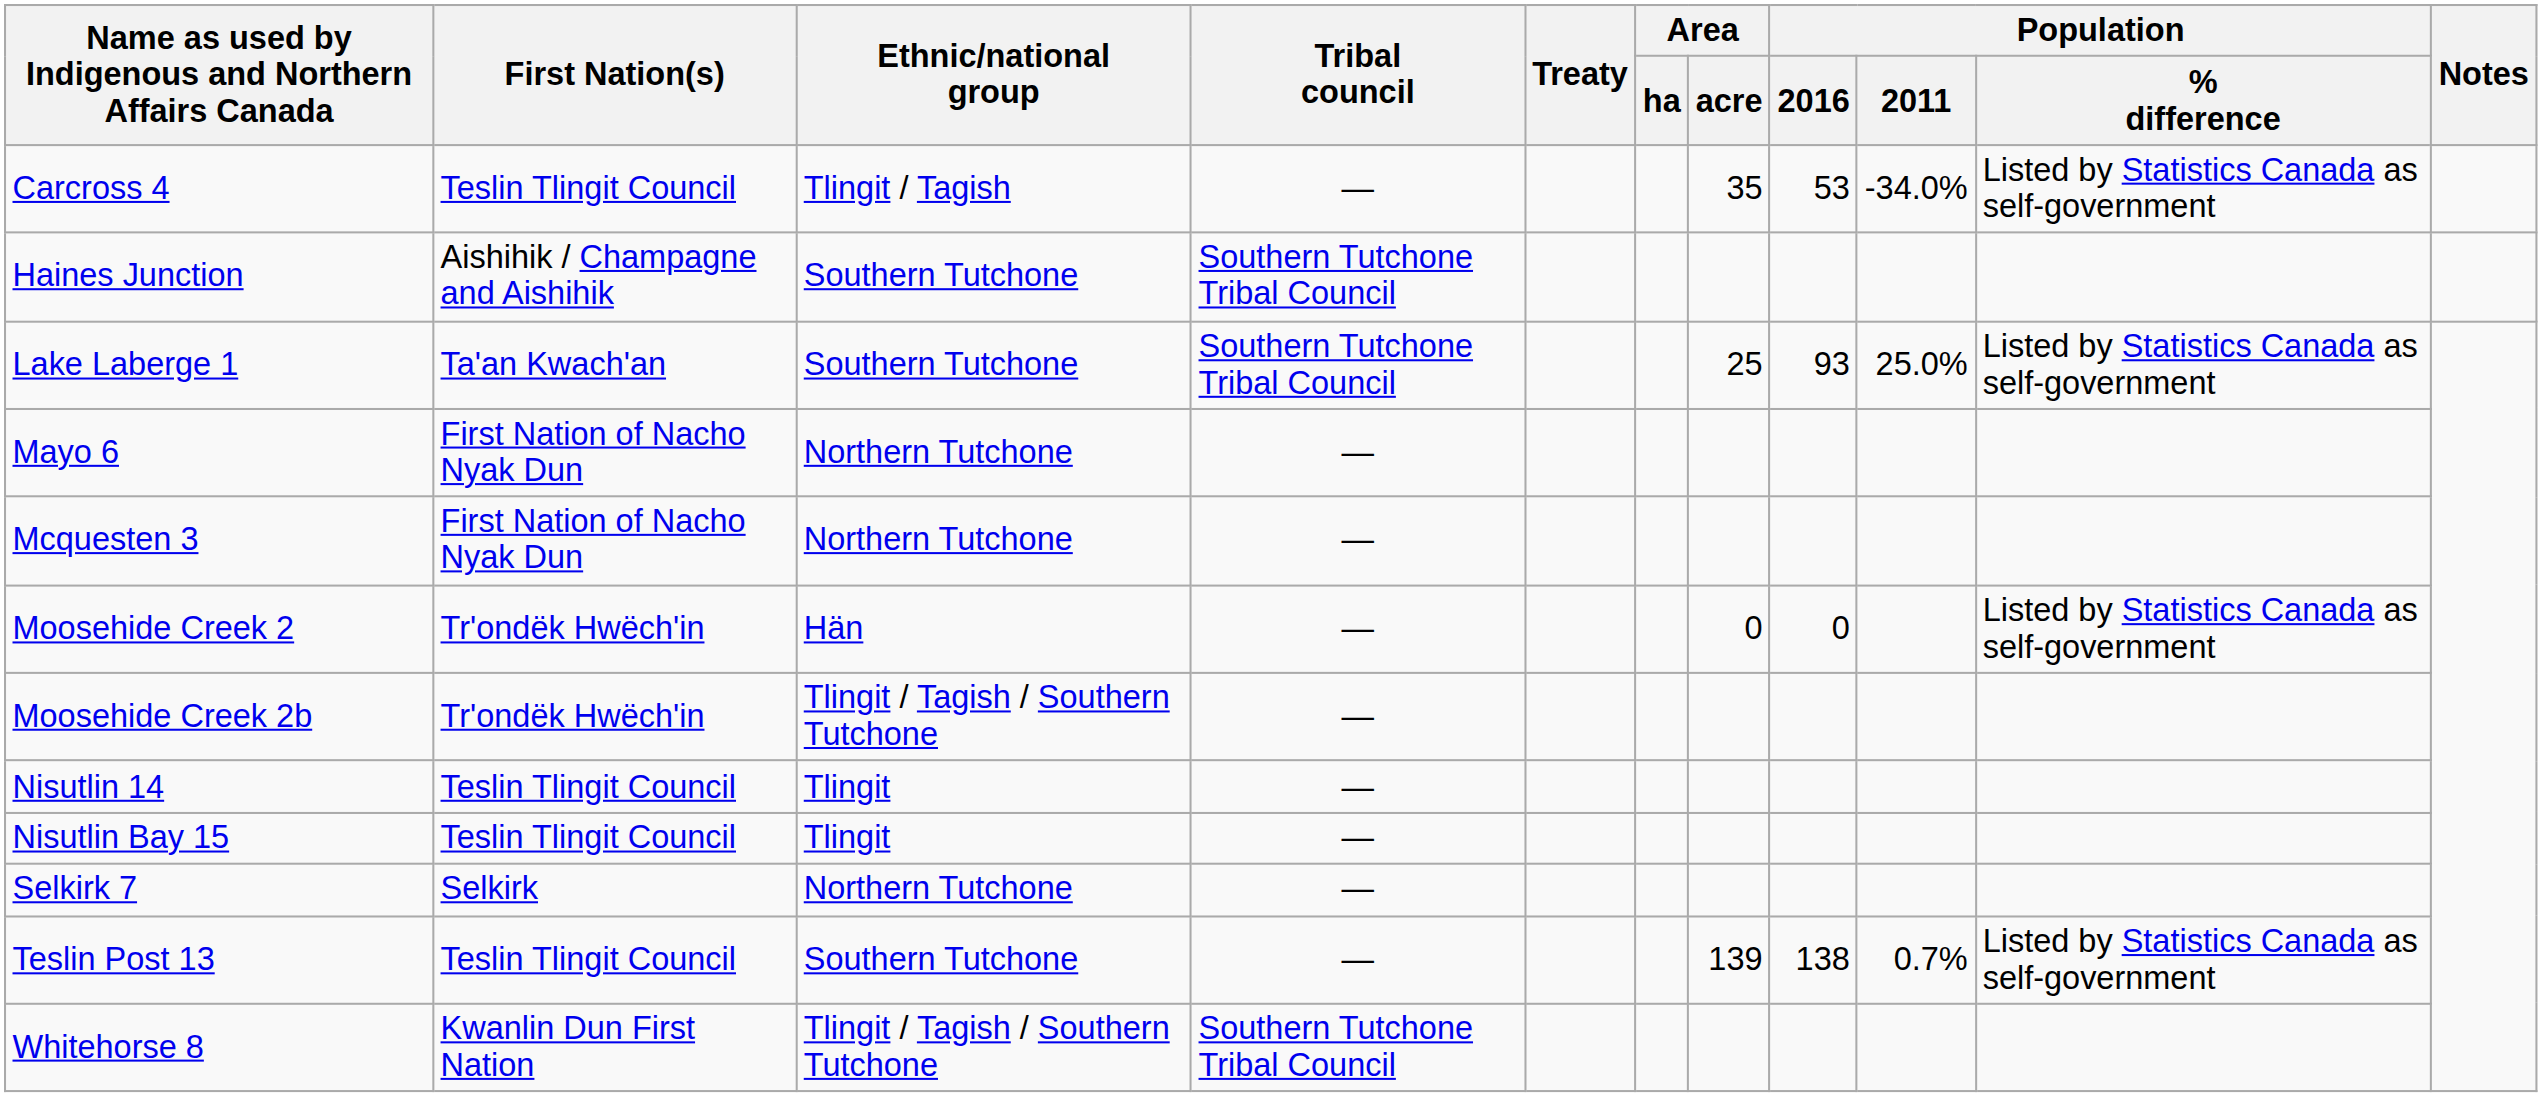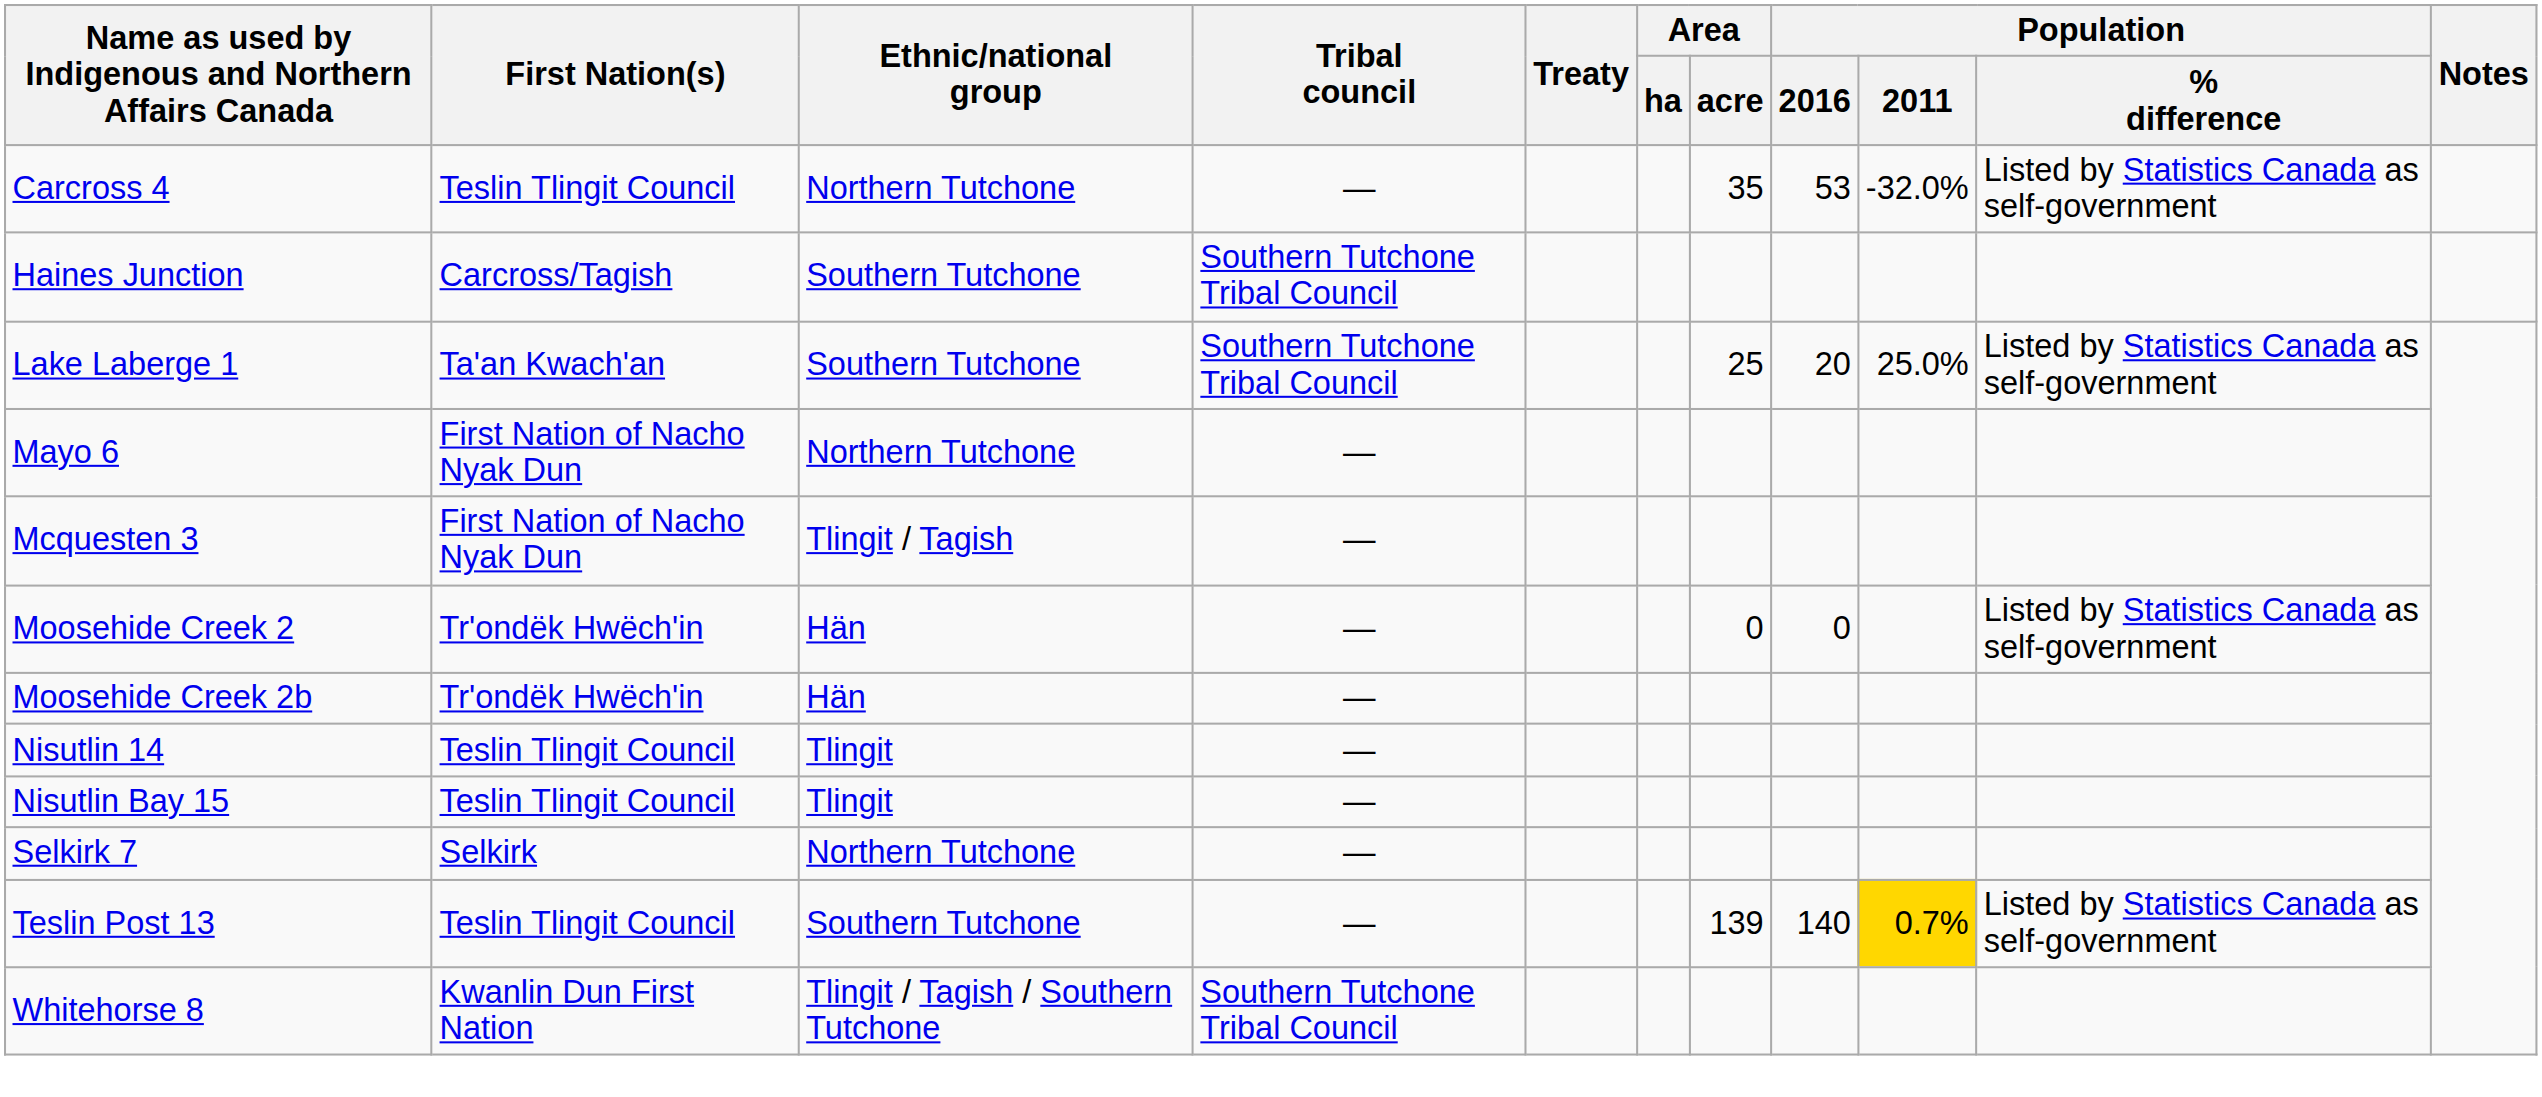(907, 188) Tlingit / Tagish -> (941, 188) Northern Tutchone
(1916, 188) -34.0% -> (1917, 188) -32.0%
(599, 276) Aishihik / Champagne and Aishihik -> (556, 276) Carcross/Tagish
(1832, 364) 93 -> (1833, 364) 20
(938, 540) Northern Tutchone -> (910, 540) Tlingit / Tagish
(987, 716) Tlingit / Tagish / Southern Tutchone -> (836, 698) Hän
(1823, 958) 138 -> (1824, 922) 140
(1931, 958) no background -> (1932, 922) gold background
